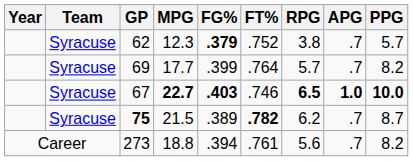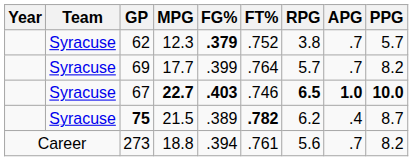(356, 118) .7 -> (356, 118) .4
